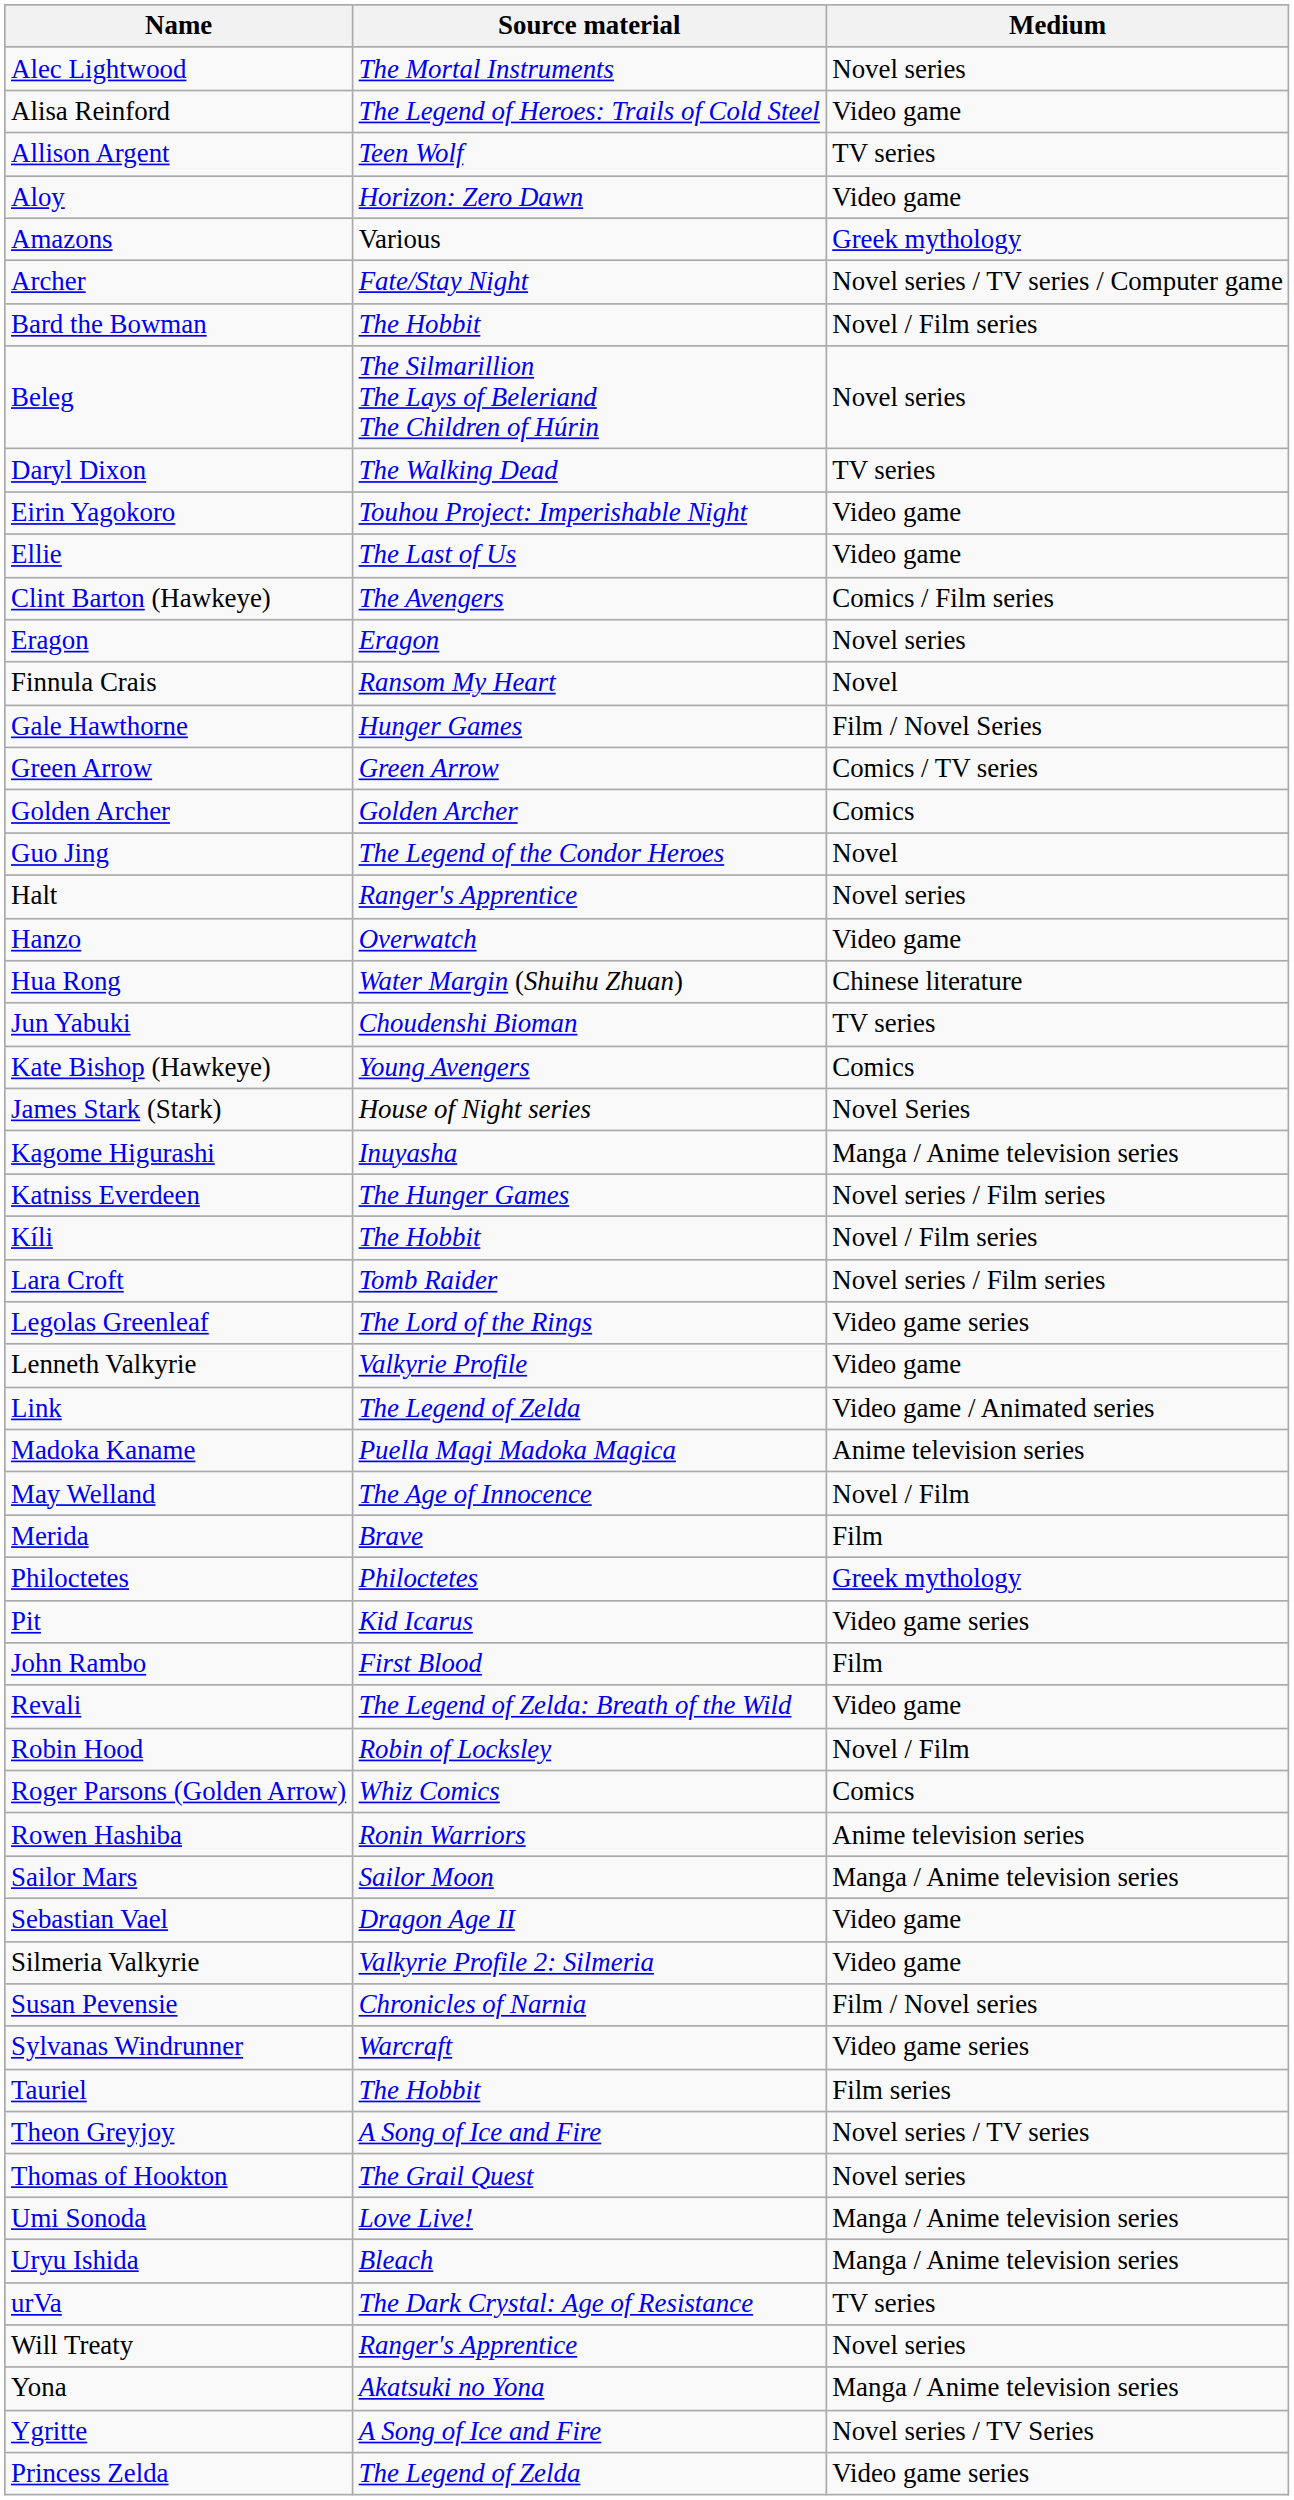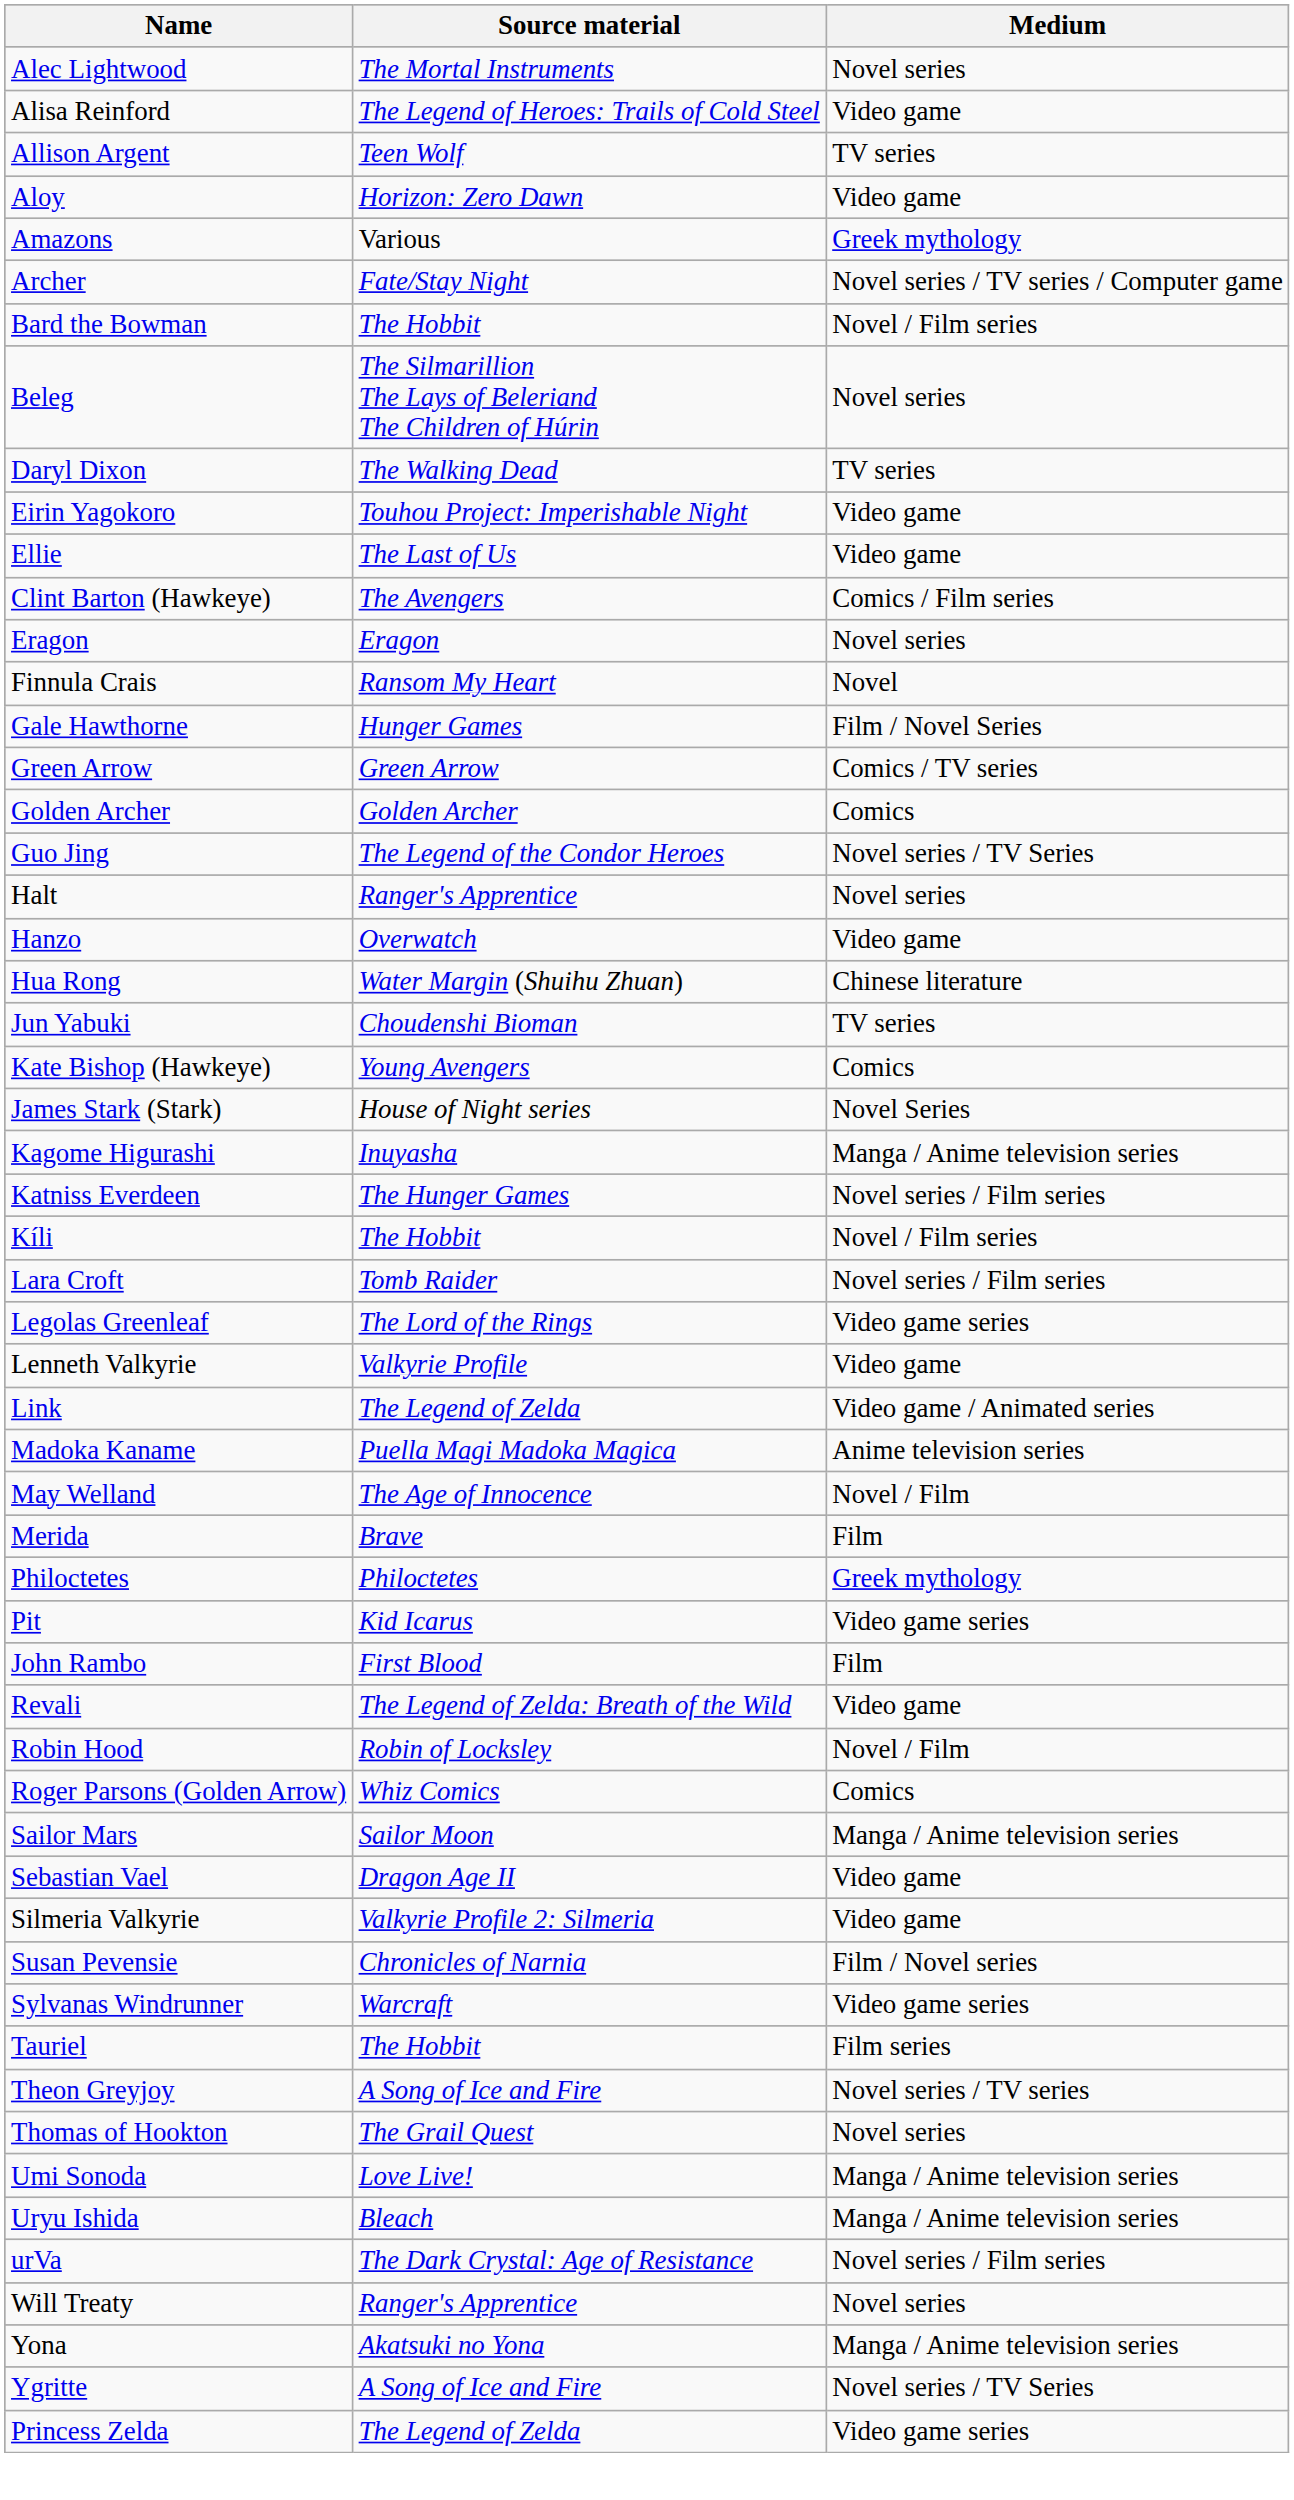(865, 853) Novel -> (963, 853) Novel series / TV Series
- row: (97, 1834)
(884, 2303) TV series -> (969, 2260) Novel series / Film series
